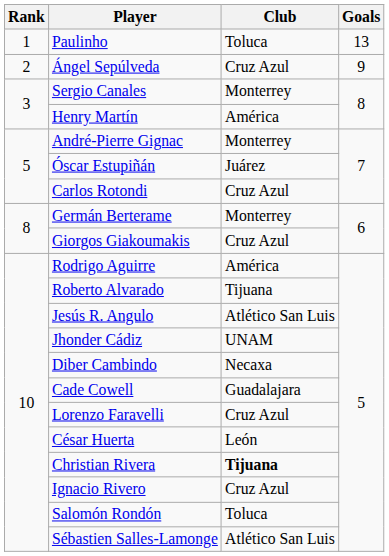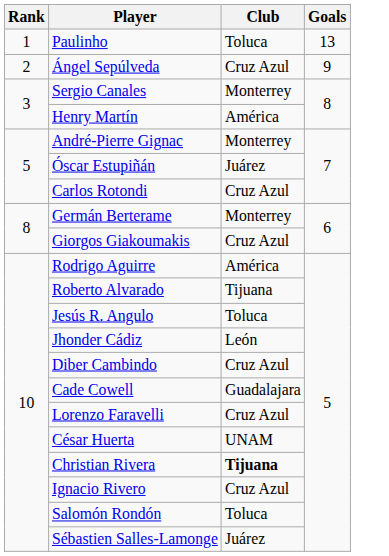(280, 315) Atlético San Luis -> (246, 315) Toluca
(249, 340) UNAM -> (241, 340) León
(249, 365) Necaxa -> (257, 365) Cruz Azul
(241, 439) León -> (249, 439) UNAM
(280, 539) Atlético San Luis -> (245, 539) Juárez
